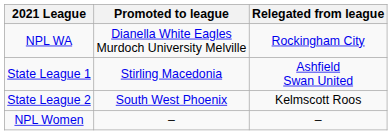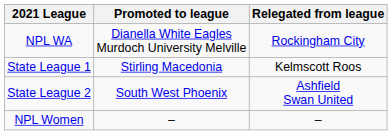(318, 74) Ashfield Swan United -> (318, 67) Kelmscott Roos
(318, 100) Kelmscott Roos -> (318, 93) Ashfield Swan United
